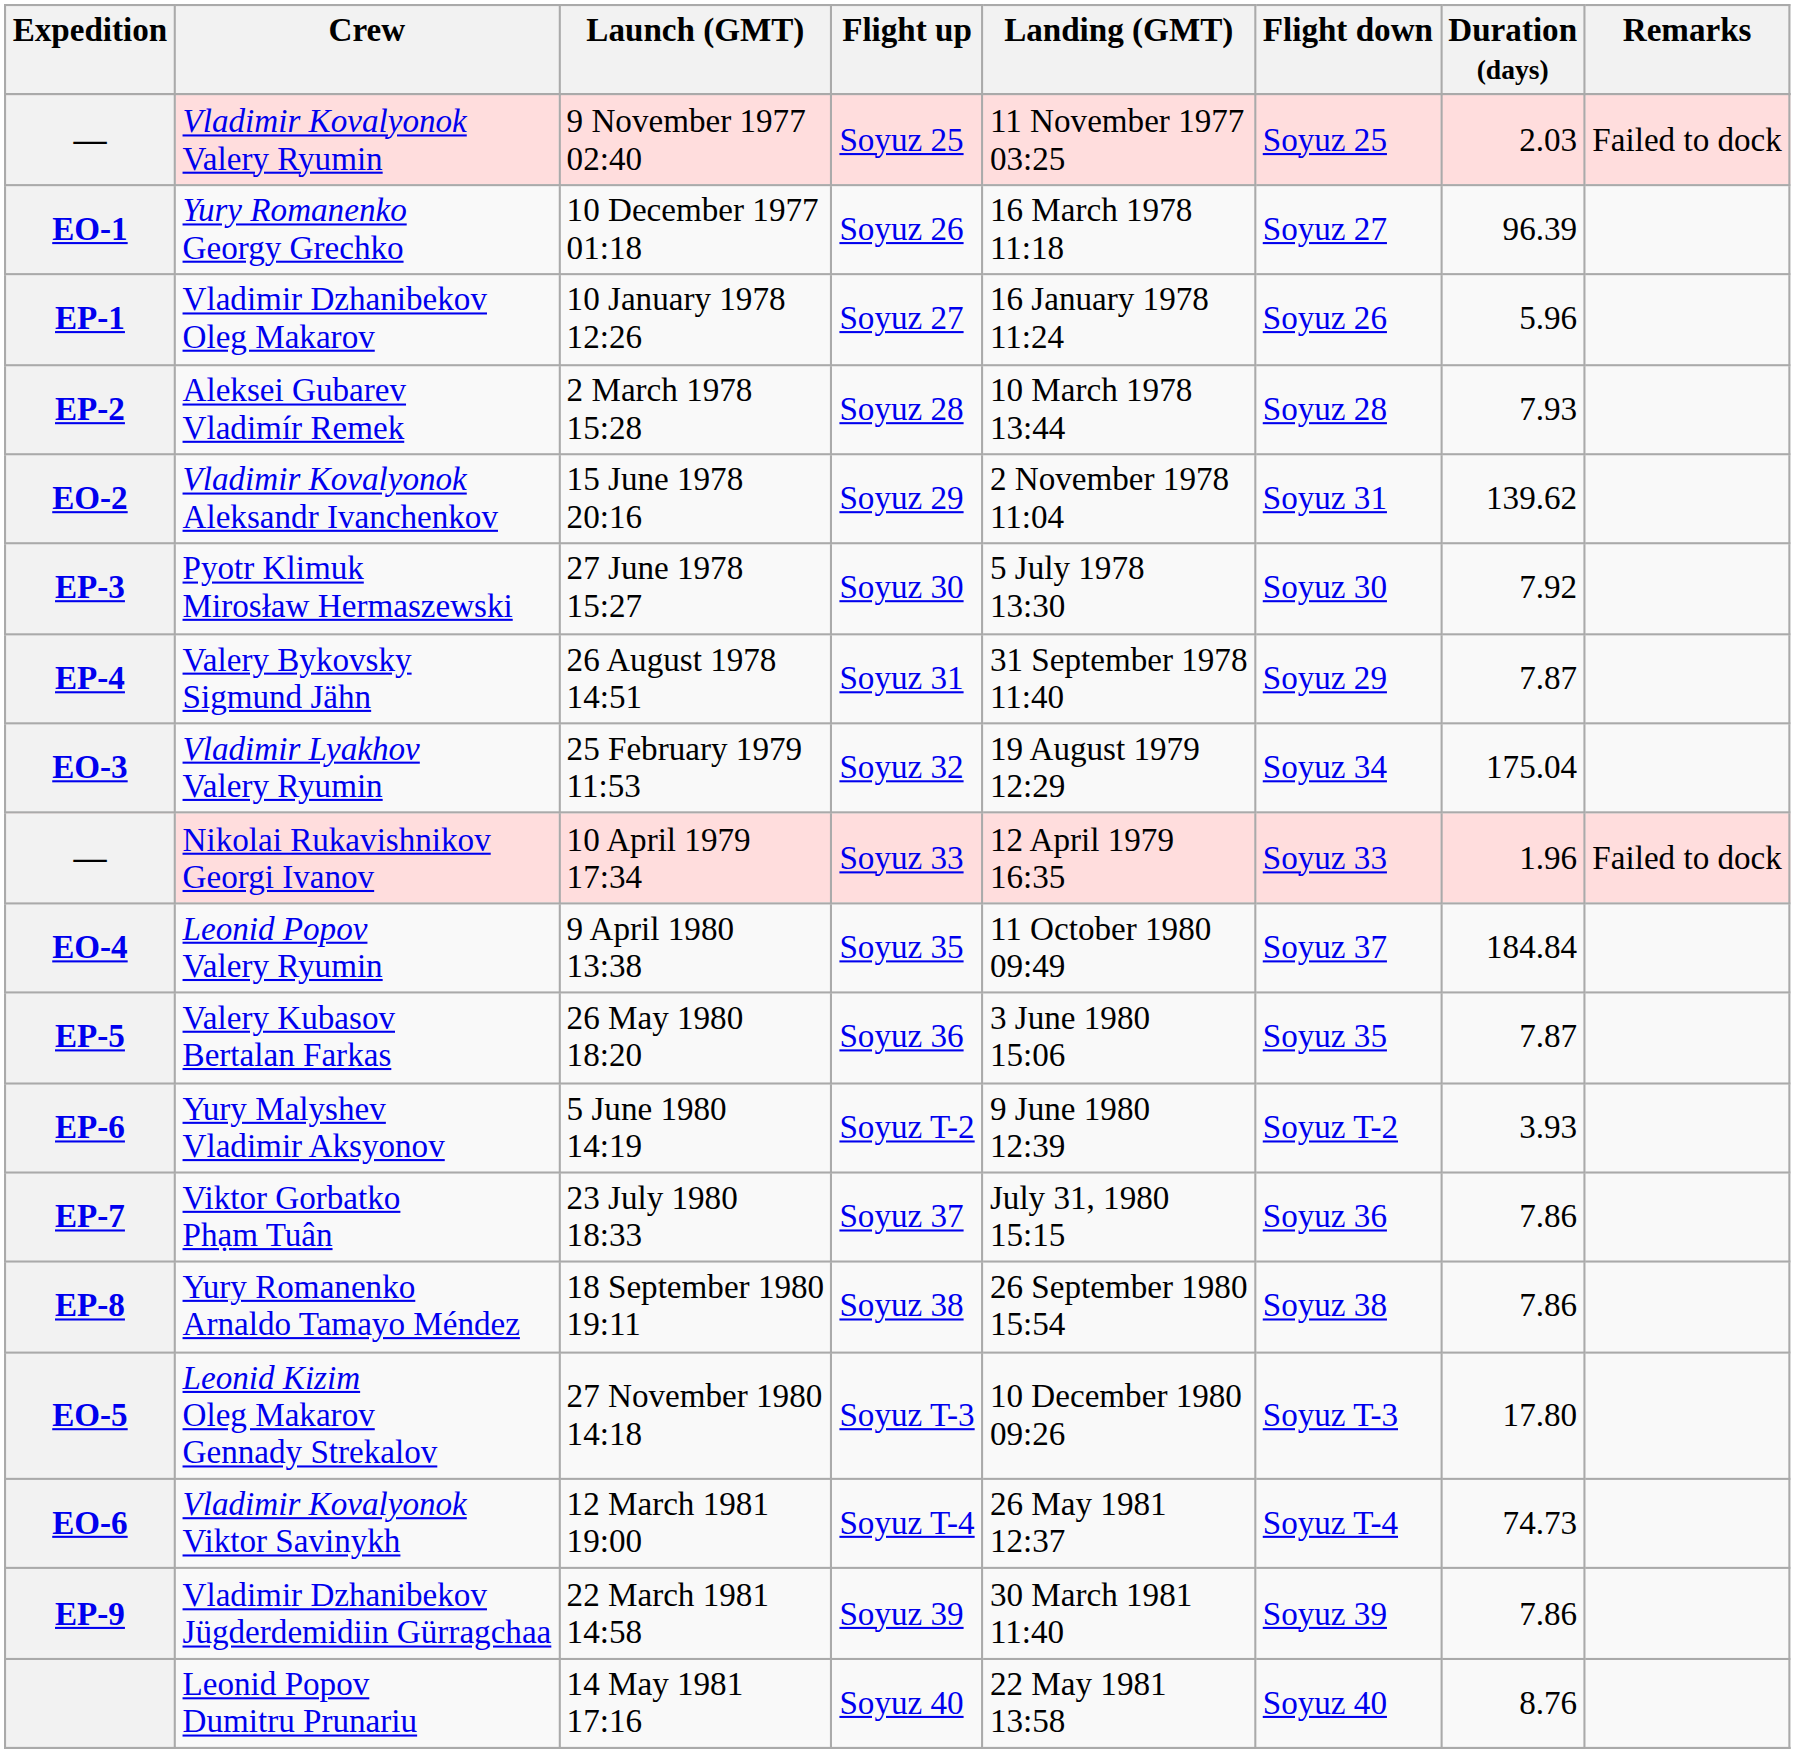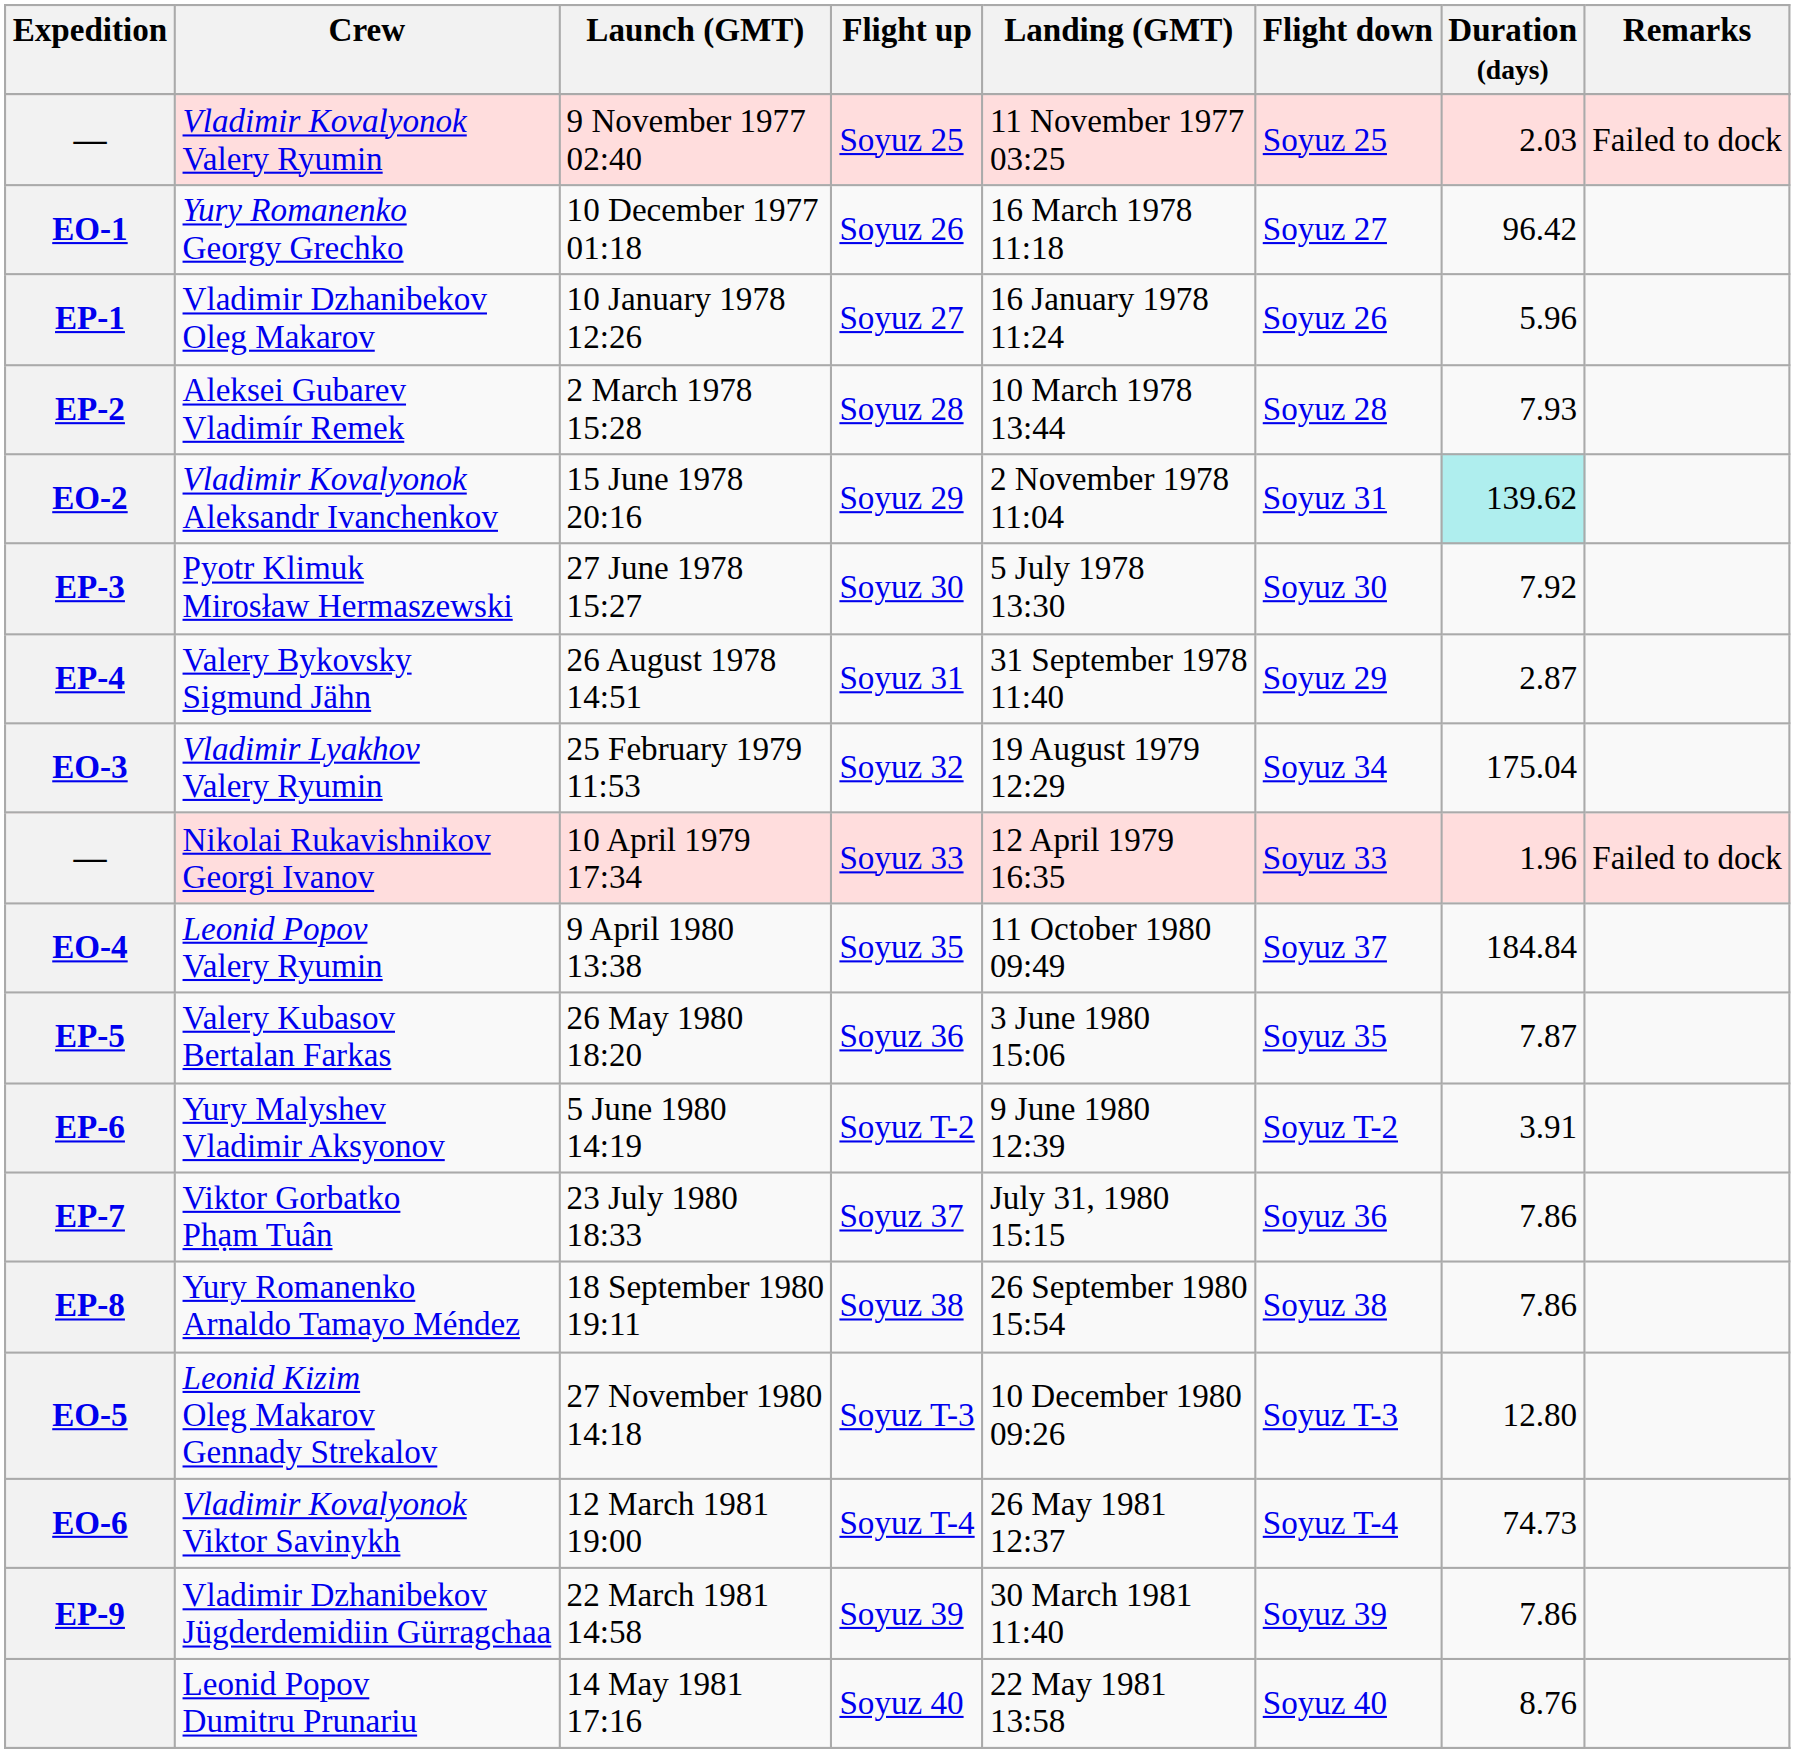(1540, 228) 96.39 -> (1540, 228) 96.42
(1532, 498) no background -> (1532, 498) paleturquoise background
(1548, 677) 7.87 -> (1548, 677) 2.87
(1548, 1126) 3.93 -> (1548, 1126) 3.91
(1540, 1414) 17.80 -> (1540, 1414) 12.80
